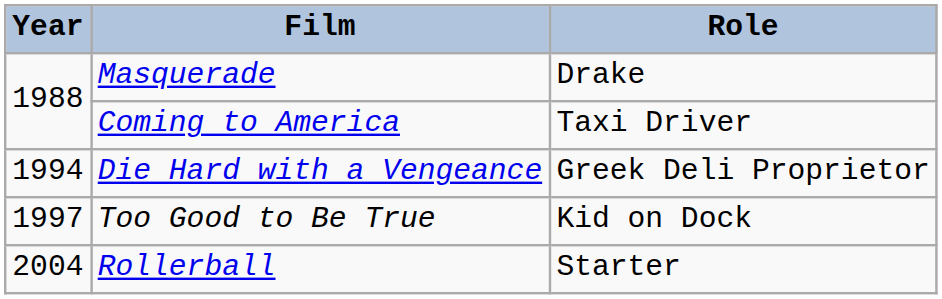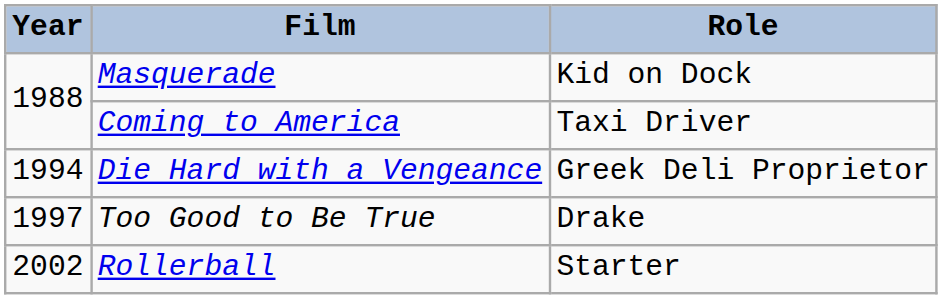(601, 77) Drake -> (654, 77) Kid on Dock
(654, 221) Kid on Dock -> (601, 221) Drake
(48, 269) 2004 -> (48, 269) 2002
